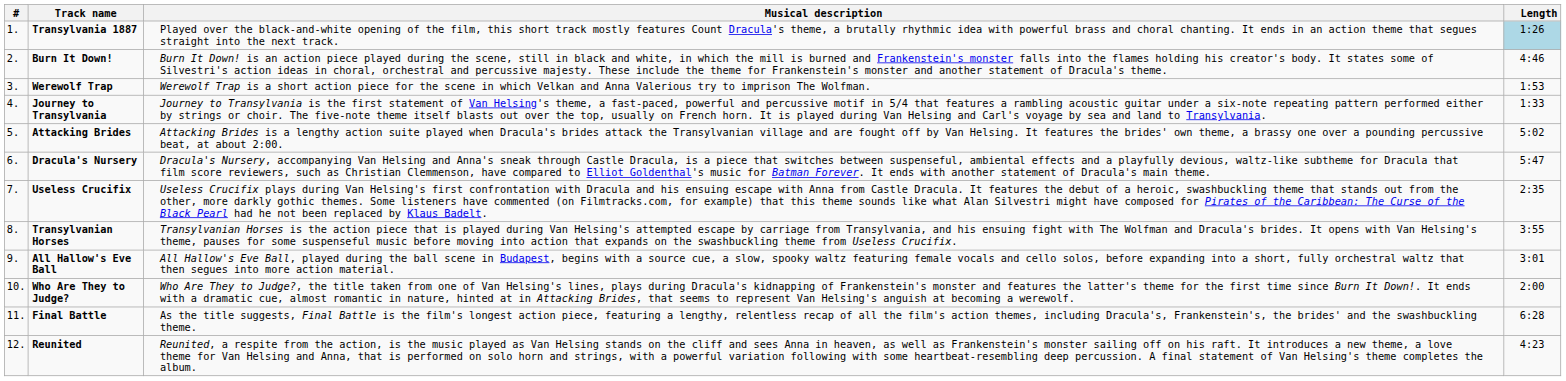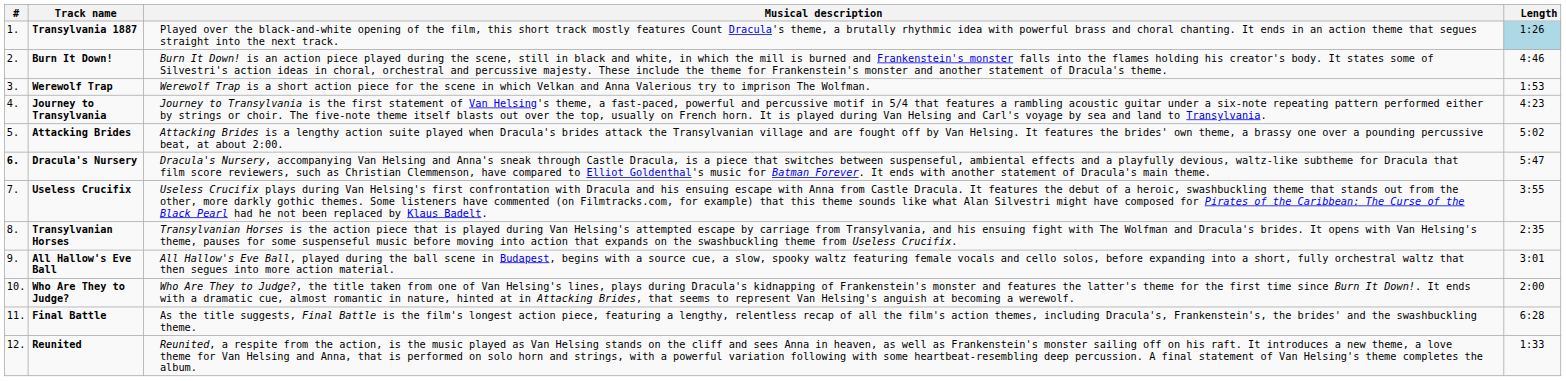(1532, 103) 1:33 -> (1532, 103) 4:23
(13, 161) normal -> (13, 161) bold
(1532, 189) 2:35 -> (1532, 189) 3:55
(1532, 230) 3:55 -> (1532, 230) 2:35
(1532, 344) 4:23 -> (1532, 344) 1:33
